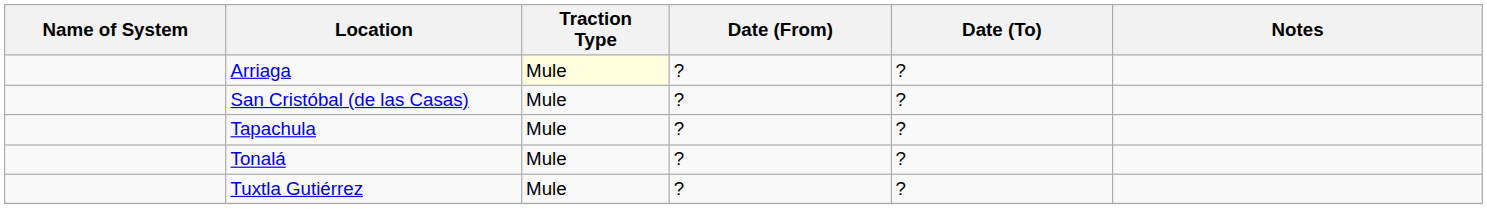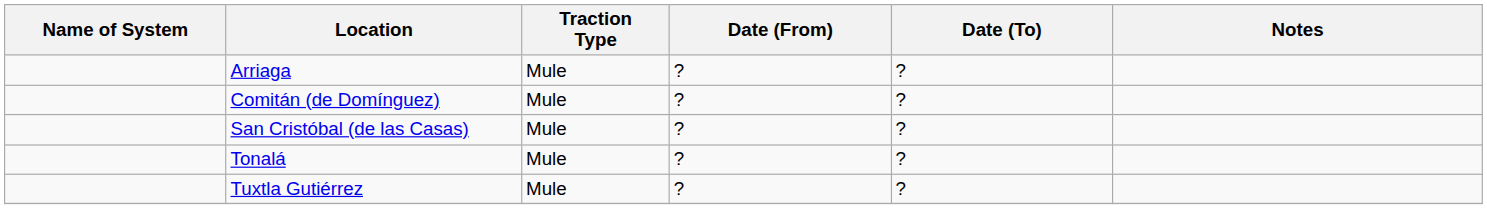(546, 70) lightyellow background -> (546, 70) no background
+ row: (335, 99)
- row: (273, 129)
